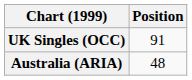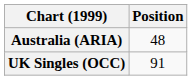rows swapped: (67, 63) <-> (67, 39)
